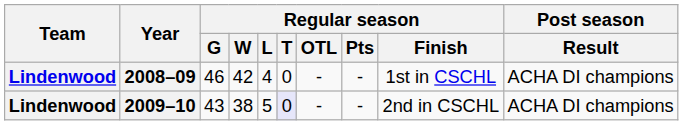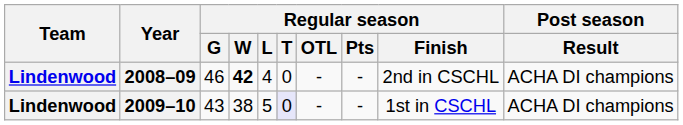(243, 77) normal -> (243, 77) bold
(441, 77) 1st in CSCHL -> (441, 77) 2nd in CSCHL
(441, 106) 2nd in CSCHL -> (441, 106) 1st in CSCHL
